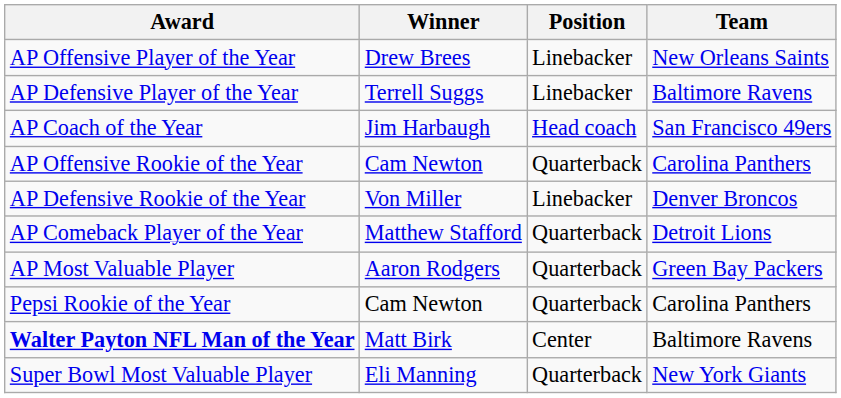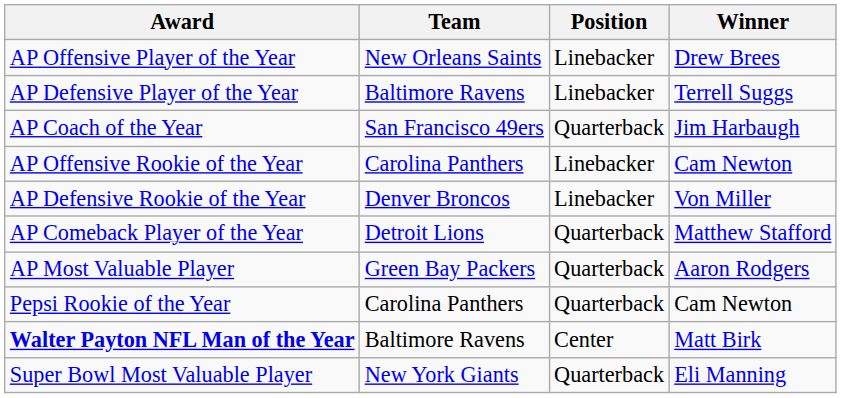columns swapped: (443, 22) <-> (742, 22)
(584, 127) Head coach -> (609, 127) Quarterback
(587, 163) Quarterback -> (604, 163) Linebacker
